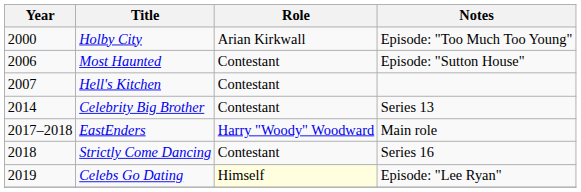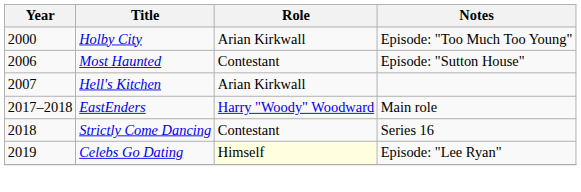(249, 84) Contestant -> (262, 84) Arian Kirkwall
- row: (142, 107)
